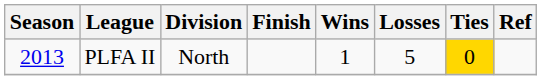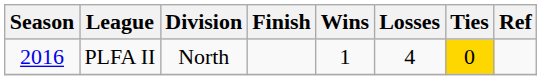(42, 56) 2013 -> (42, 56) 2016
(410, 56) 5 -> (410, 56) 4
